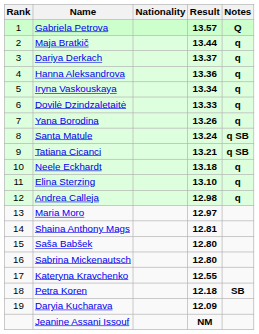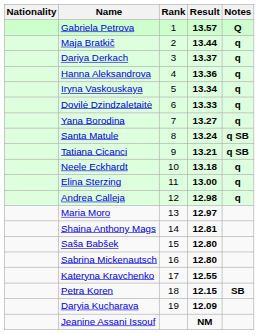columns swapped: (18, 12) <-> (160, 12)
(205, 120) 13.26 -> (205, 120) 13.27
(205, 182) 13.10 -> (205, 182) 13.00
(205, 290) 12.18 -> (205, 290) 12.15
